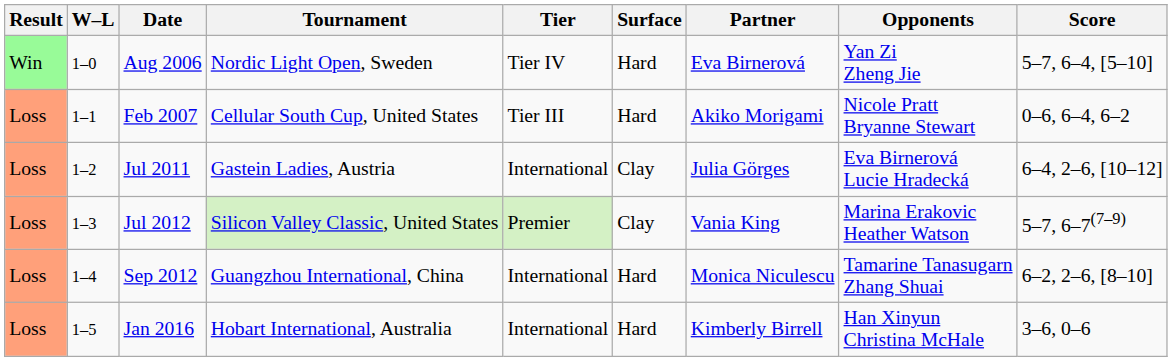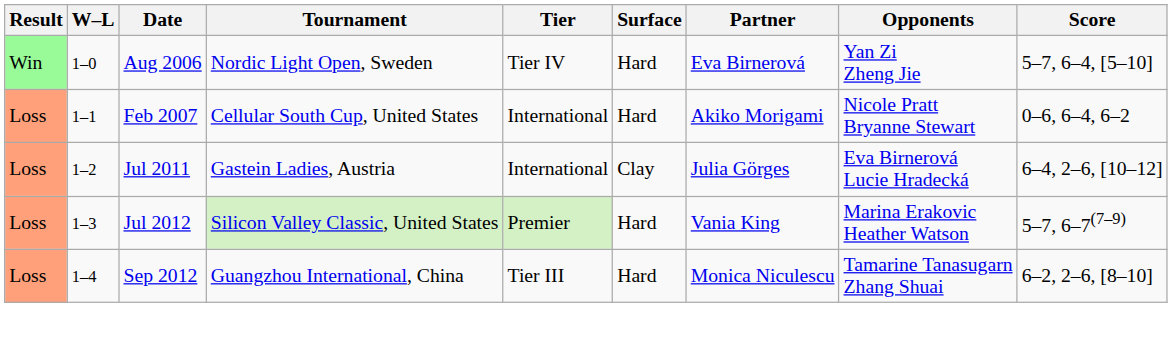(536, 115) Tier III -> (558, 115) International
(636, 222) Clay -> (637, 222) Hard
(558, 275) International -> (536, 275) Tier III
- row: (159, 329)
